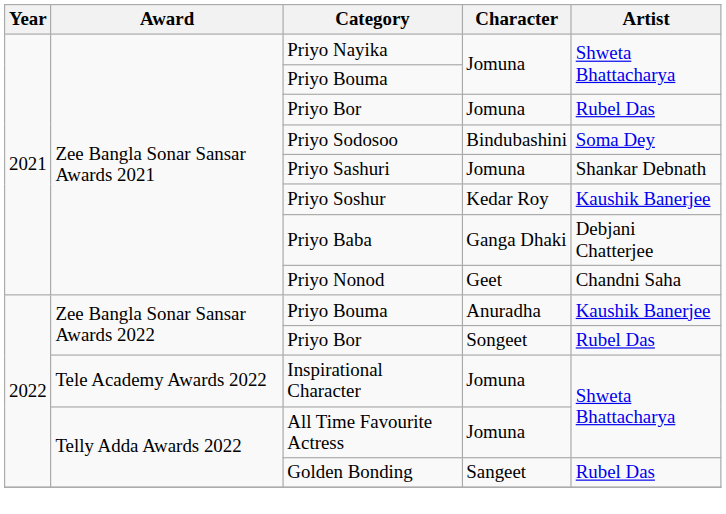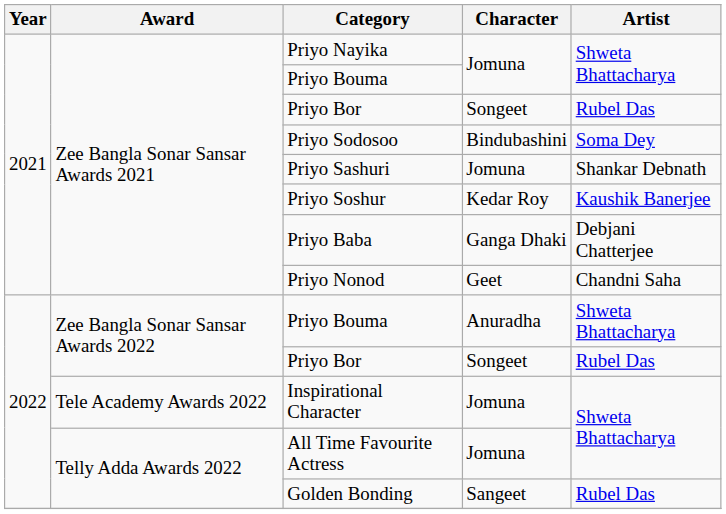(496, 109) Jomuna -> (497, 109) Songeet
(643, 310) Kaushik Banerjee -> (626, 320) Shweta Bhattacharya
